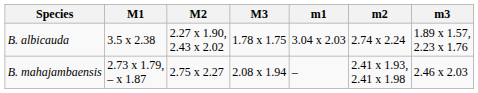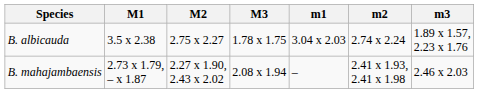(198, 39) 2.27 x 1.90, 2.43 x 2.02 -> (197, 39) 2.75 x 2.27
(197, 72) 2.75 x 2.27 -> (198, 72) 2.27 x 1.90, 2.43 x 2.02
